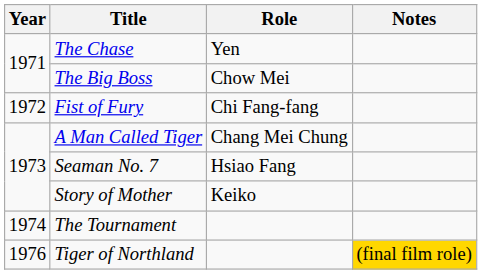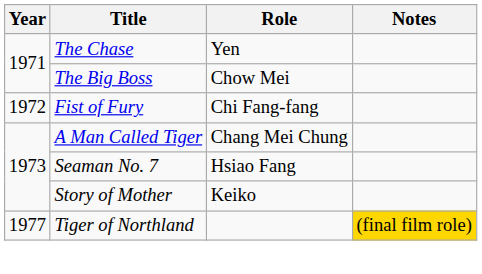- row: (115, 225)
(27, 254) 1976 -> (27, 225) 1977
